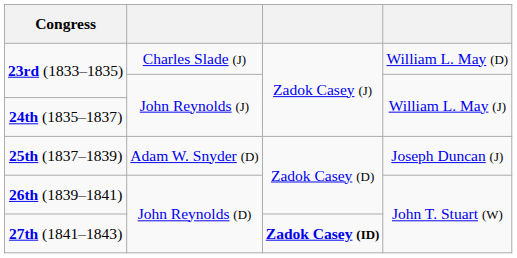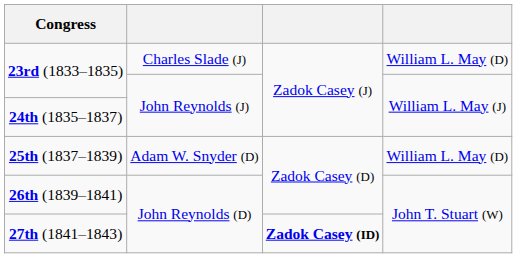(447, 155) Joseph Duncan (J) -> (447, 155) William L. May (D)
